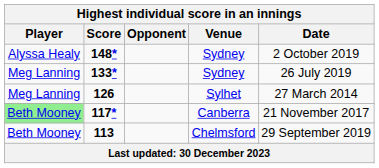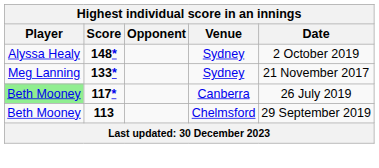(316, 73) 26 July 2019 -> (316, 73) 21 November 2017
- row: (104, 93)
(316, 113) 21 November 2017 -> (316, 93) 26 July 2019
